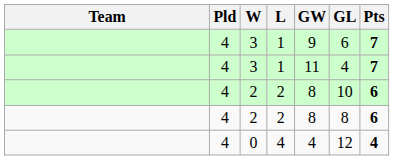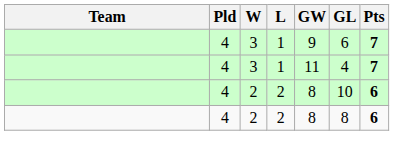- row: (254, 142)
